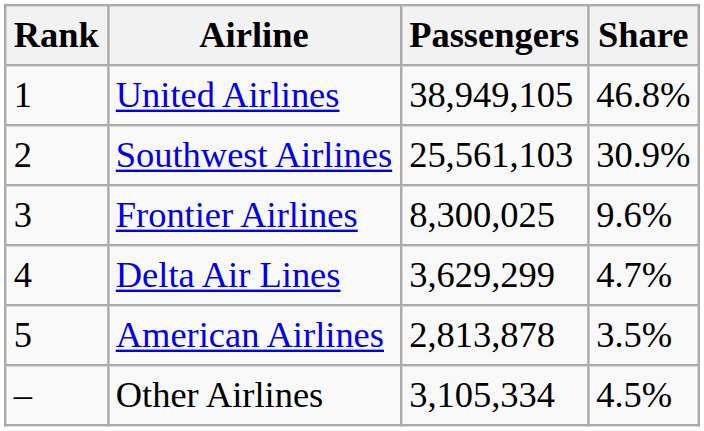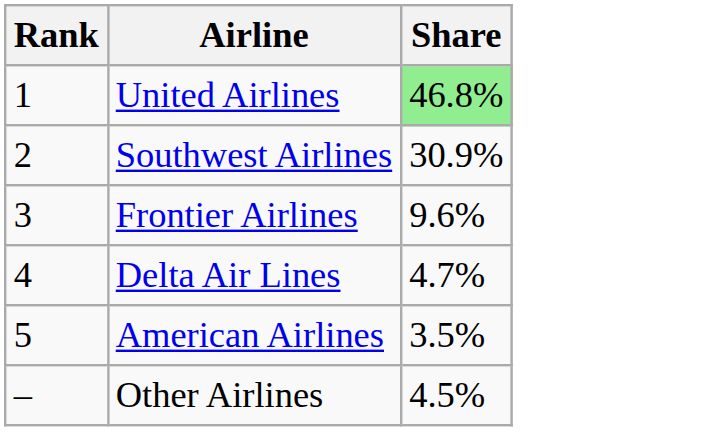- column: (494, 34)
(643, 94) no background -> (456, 94) lightgreen background
